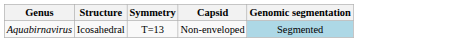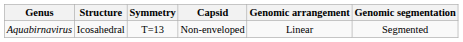+ column: (300, 12)
(300, 29) lightblue background -> (405, 29) no background
